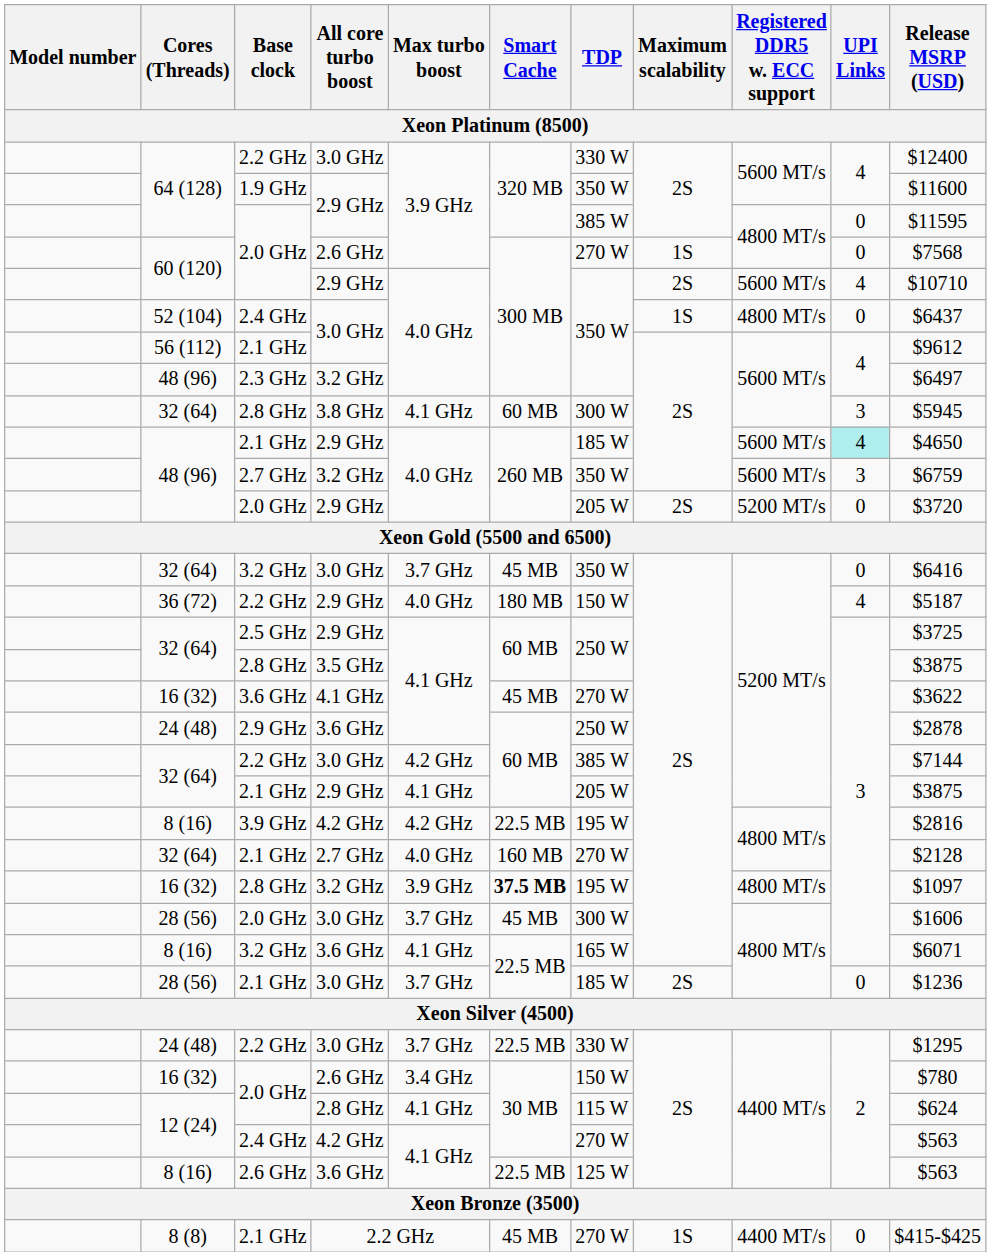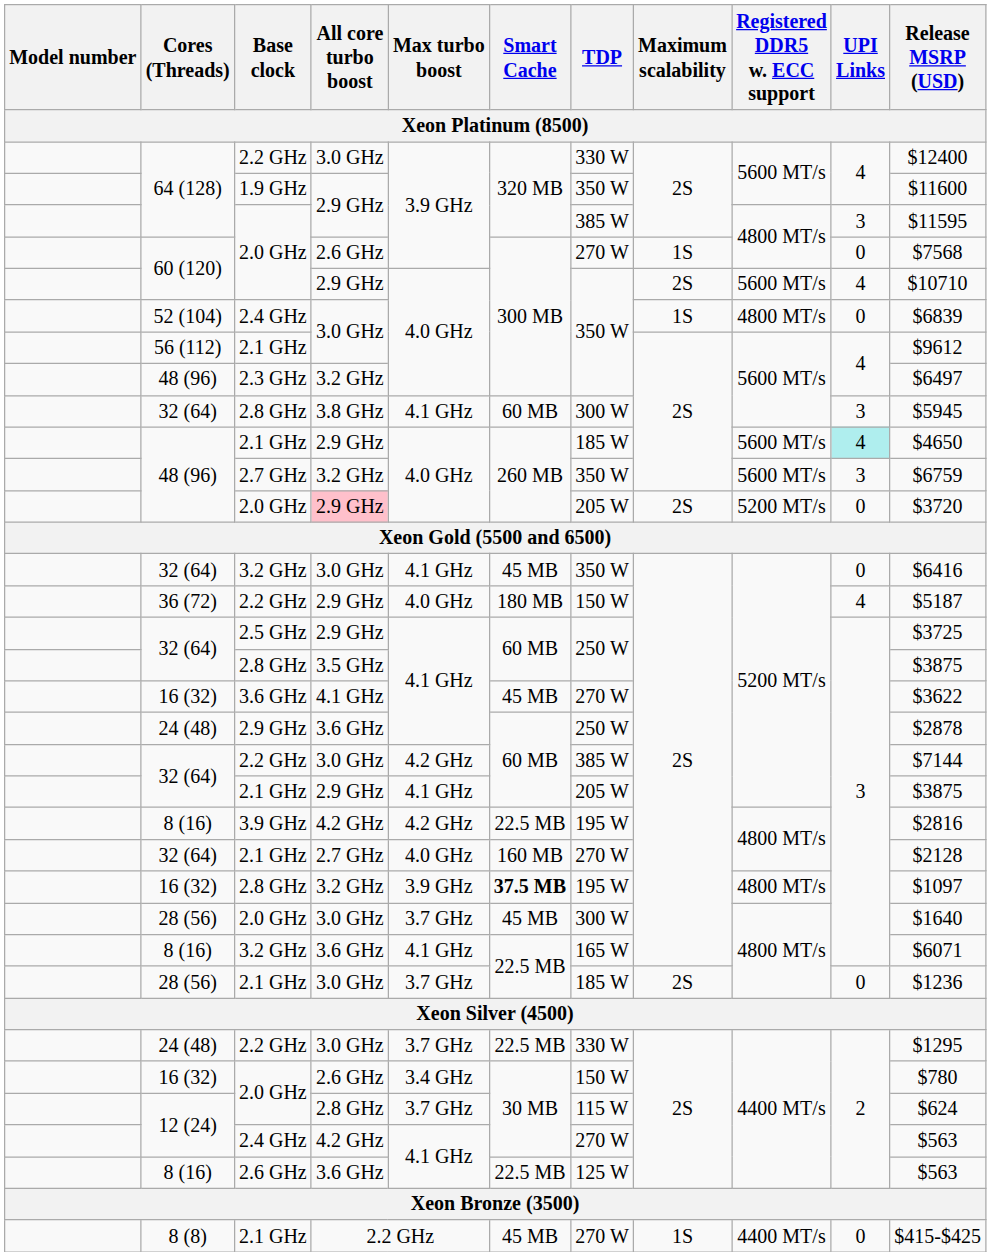(861, 220) 0 -> (861, 220) 3
(938, 315) $6437 -> (938, 315) $6839
(350, 506) no background -> (350, 506) pink background
(439, 569) 3.7 GHz -> (439, 569) 4.1 GHz
(938, 918) $1606 -> (938, 918) $1640
(439, 1108) 4.1 GHz -> (439, 1108) 3.7 GHz
